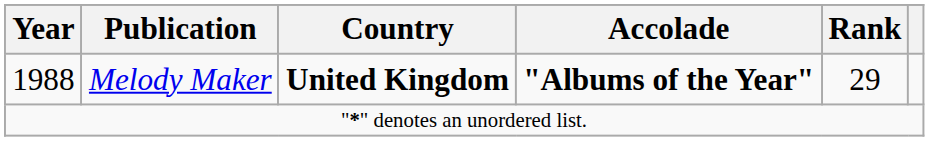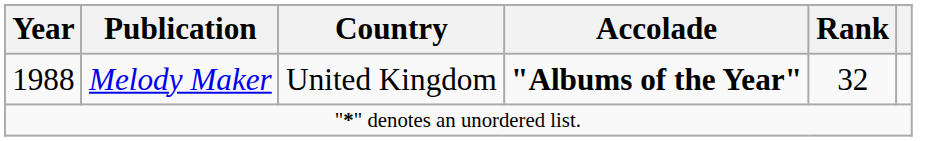(398, 78) bold -> (391, 78) normal
(865, 78) 29 -> (853, 78) 32
